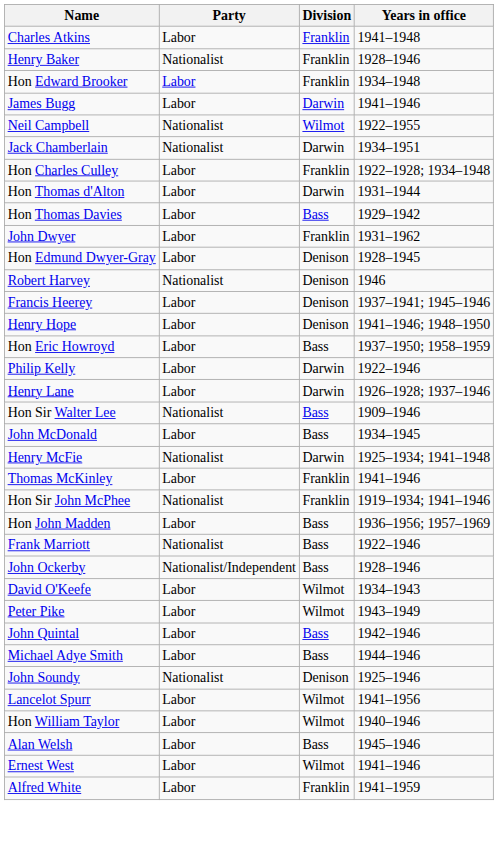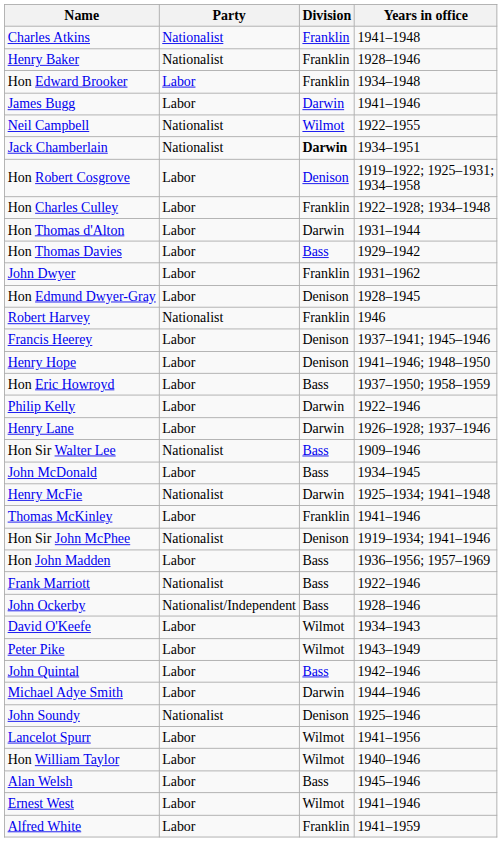(179, 37) Labor -> (193, 37) Nationalist
(323, 147) normal -> (325, 147) bold
+ row: (69, 177)
(326, 280) Denison -> (326, 318) Franklin
(326, 501) Franklin -> (326, 538) Denison
(316, 655) Bass -> (323, 693) Darwin
